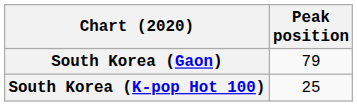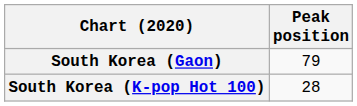(311, 88) 25 -> (311, 88) 28
